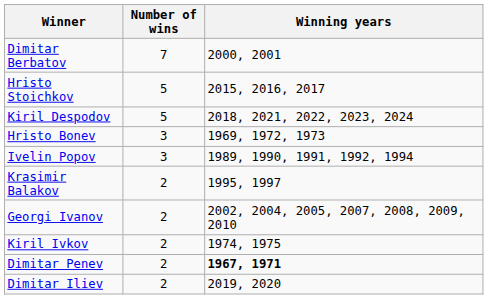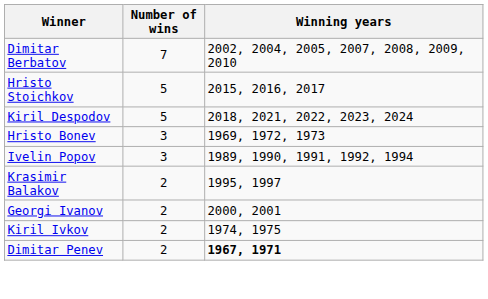(244, 55) 2000, 2001 -> (336, 55) 2002, 2004, 2005, 2007, 2008, 2009, 2010
(336, 217) 2002, 2004, 2005, 2007, 2008, 2009, 2010 -> (244, 210) 2000, 2001
- row: (55, 284)
